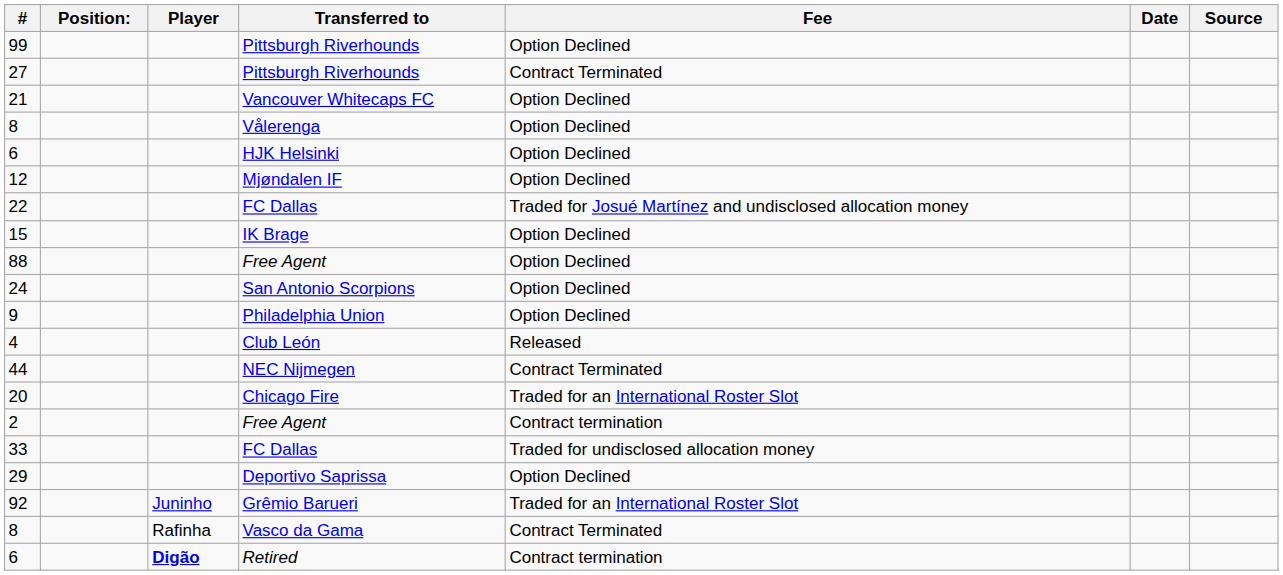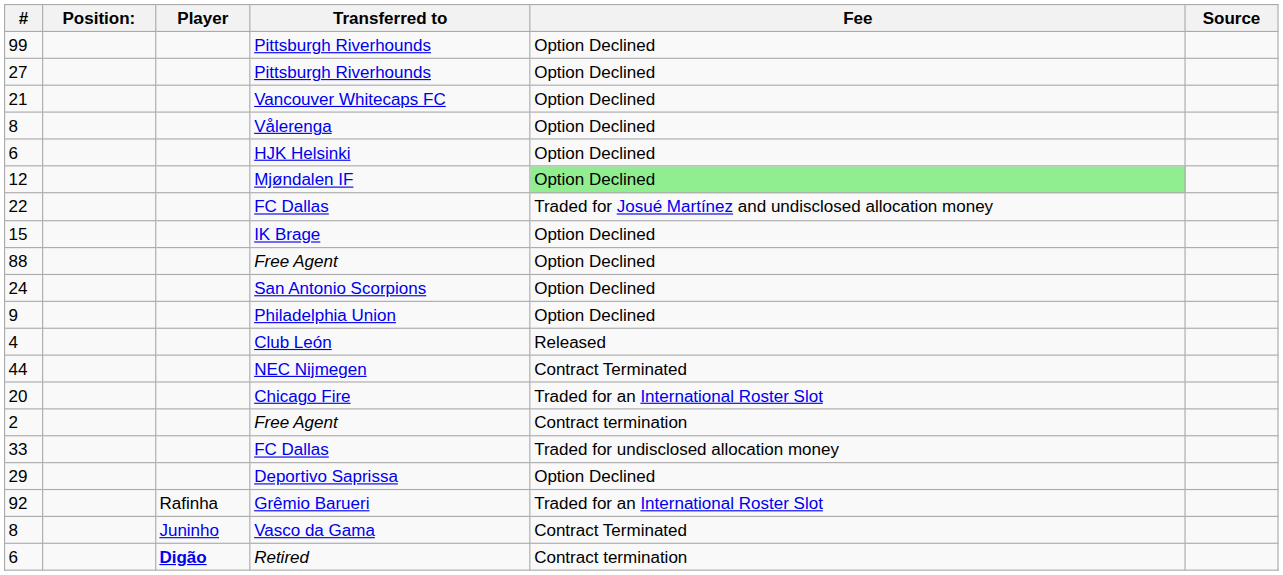- column: (1160, 18)
(586, 72) Contract Terminated -> (595, 72) Option Declined
(570, 180) no background -> (595, 180) lightgreen background
(182, 503) Juninho -> (189, 503) Rafinha
(182, 530) Rafinha -> (189, 530) Juninho
